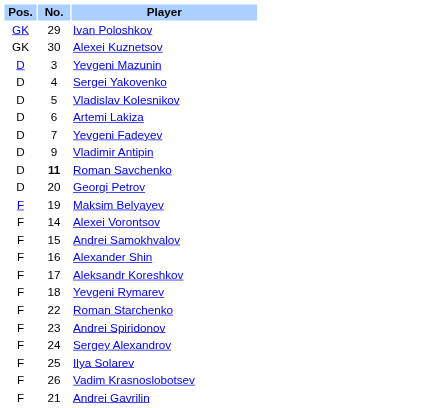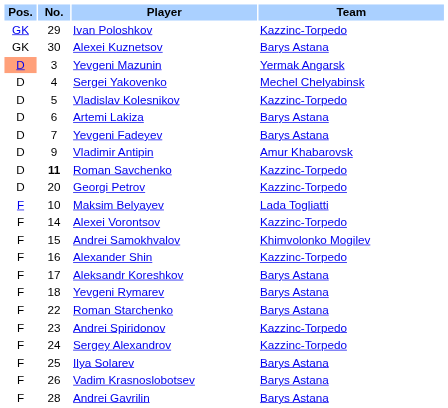+ column: (351, 12)
(21, 65) no background -> (21, 65) lightsalmon background
(54, 205) 19 -> (54, 205) 10
(54, 398) 21 -> (54, 398) 28
